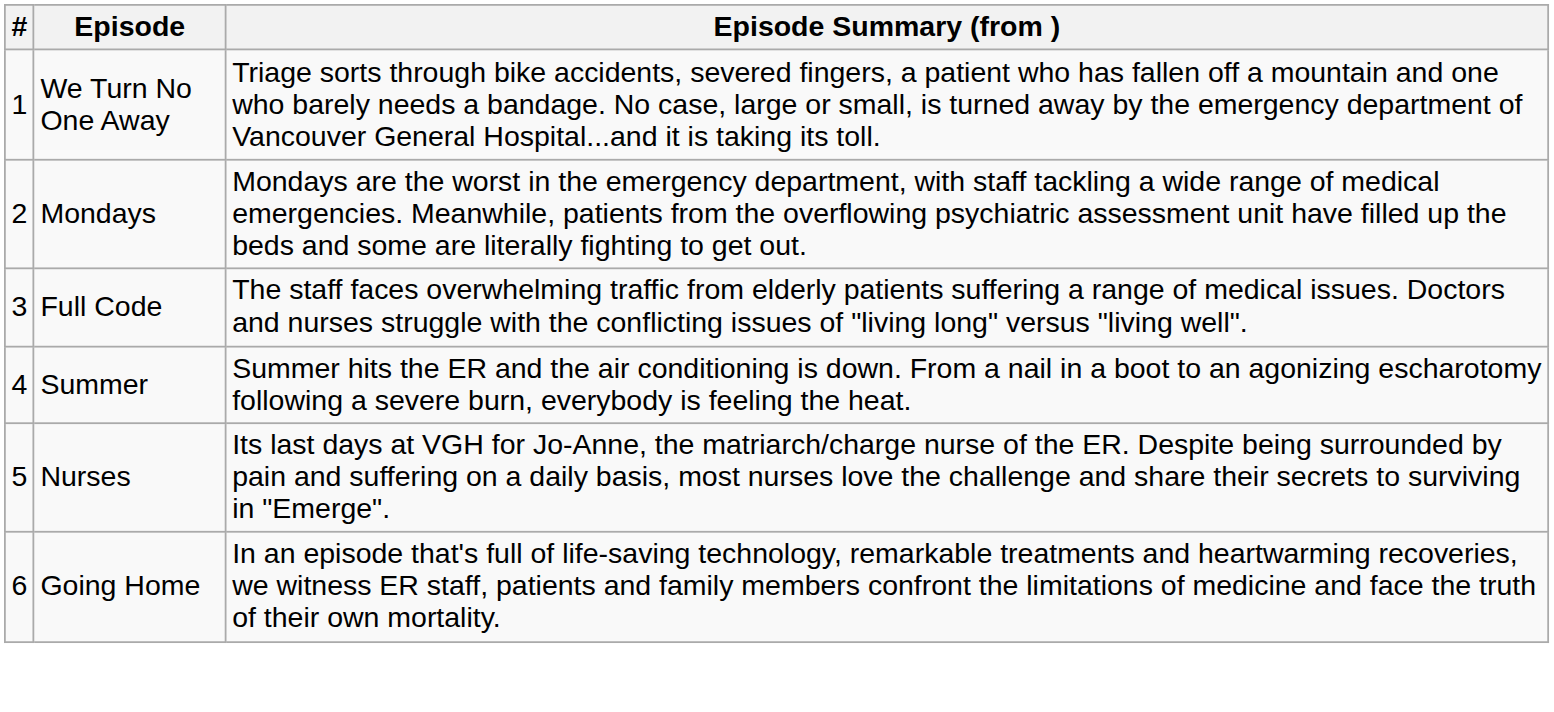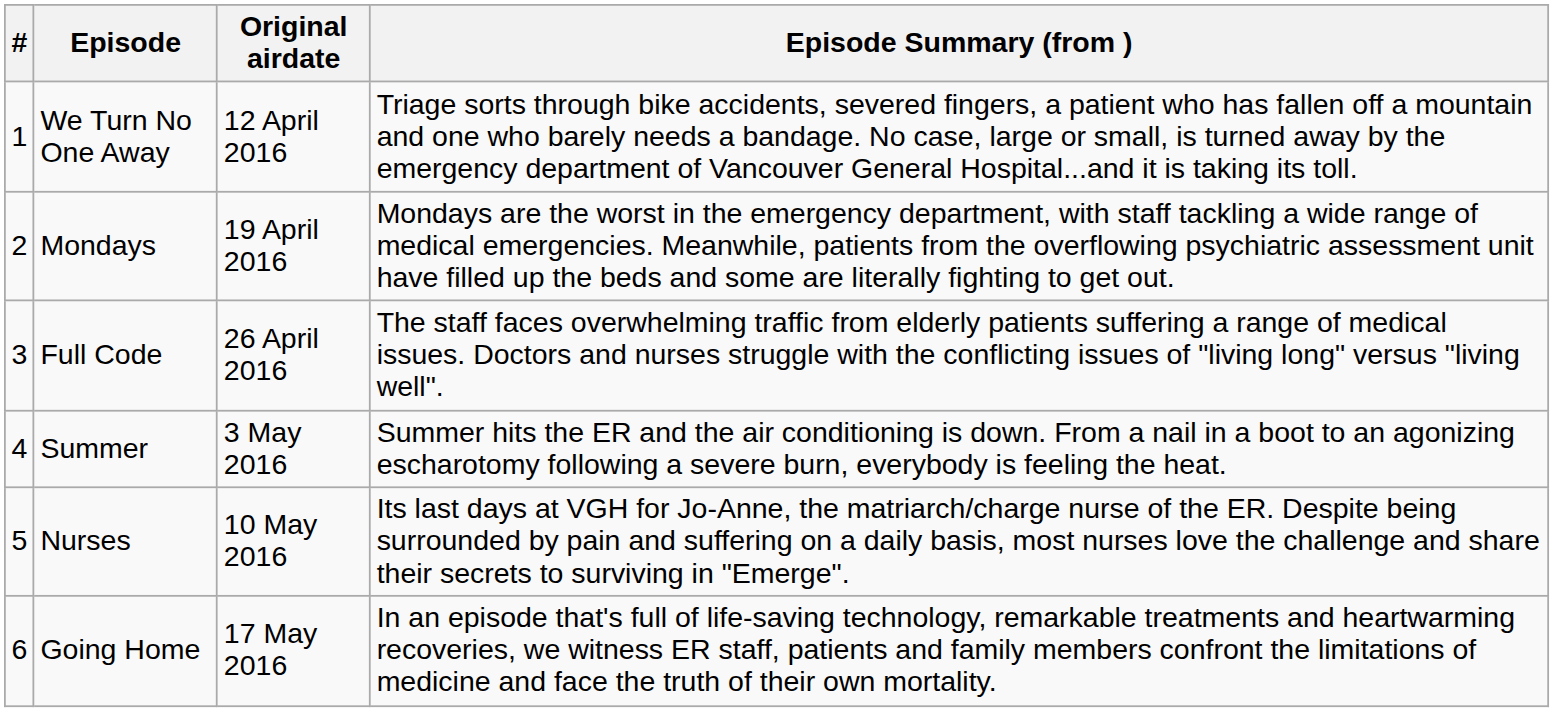+ column: (294, 43)
